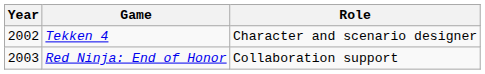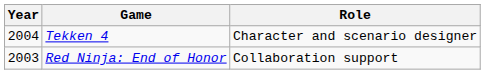(23, 37) 2002 -> (23, 37) 2004
